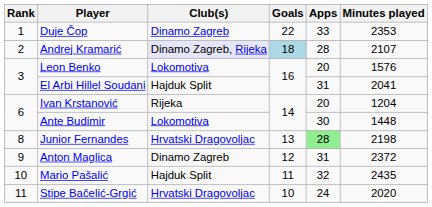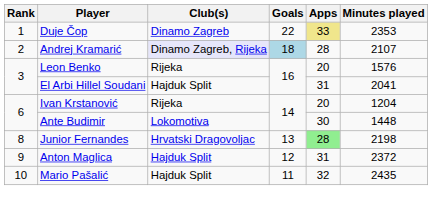(323, 31) no background -> (323, 31) khaki background
(180, 67) Lokomotiva -> (166, 67) Rijeka
(190, 157) Dinamo Zagreb -> (181, 157) Hajduk Split
- row: (88, 193)
